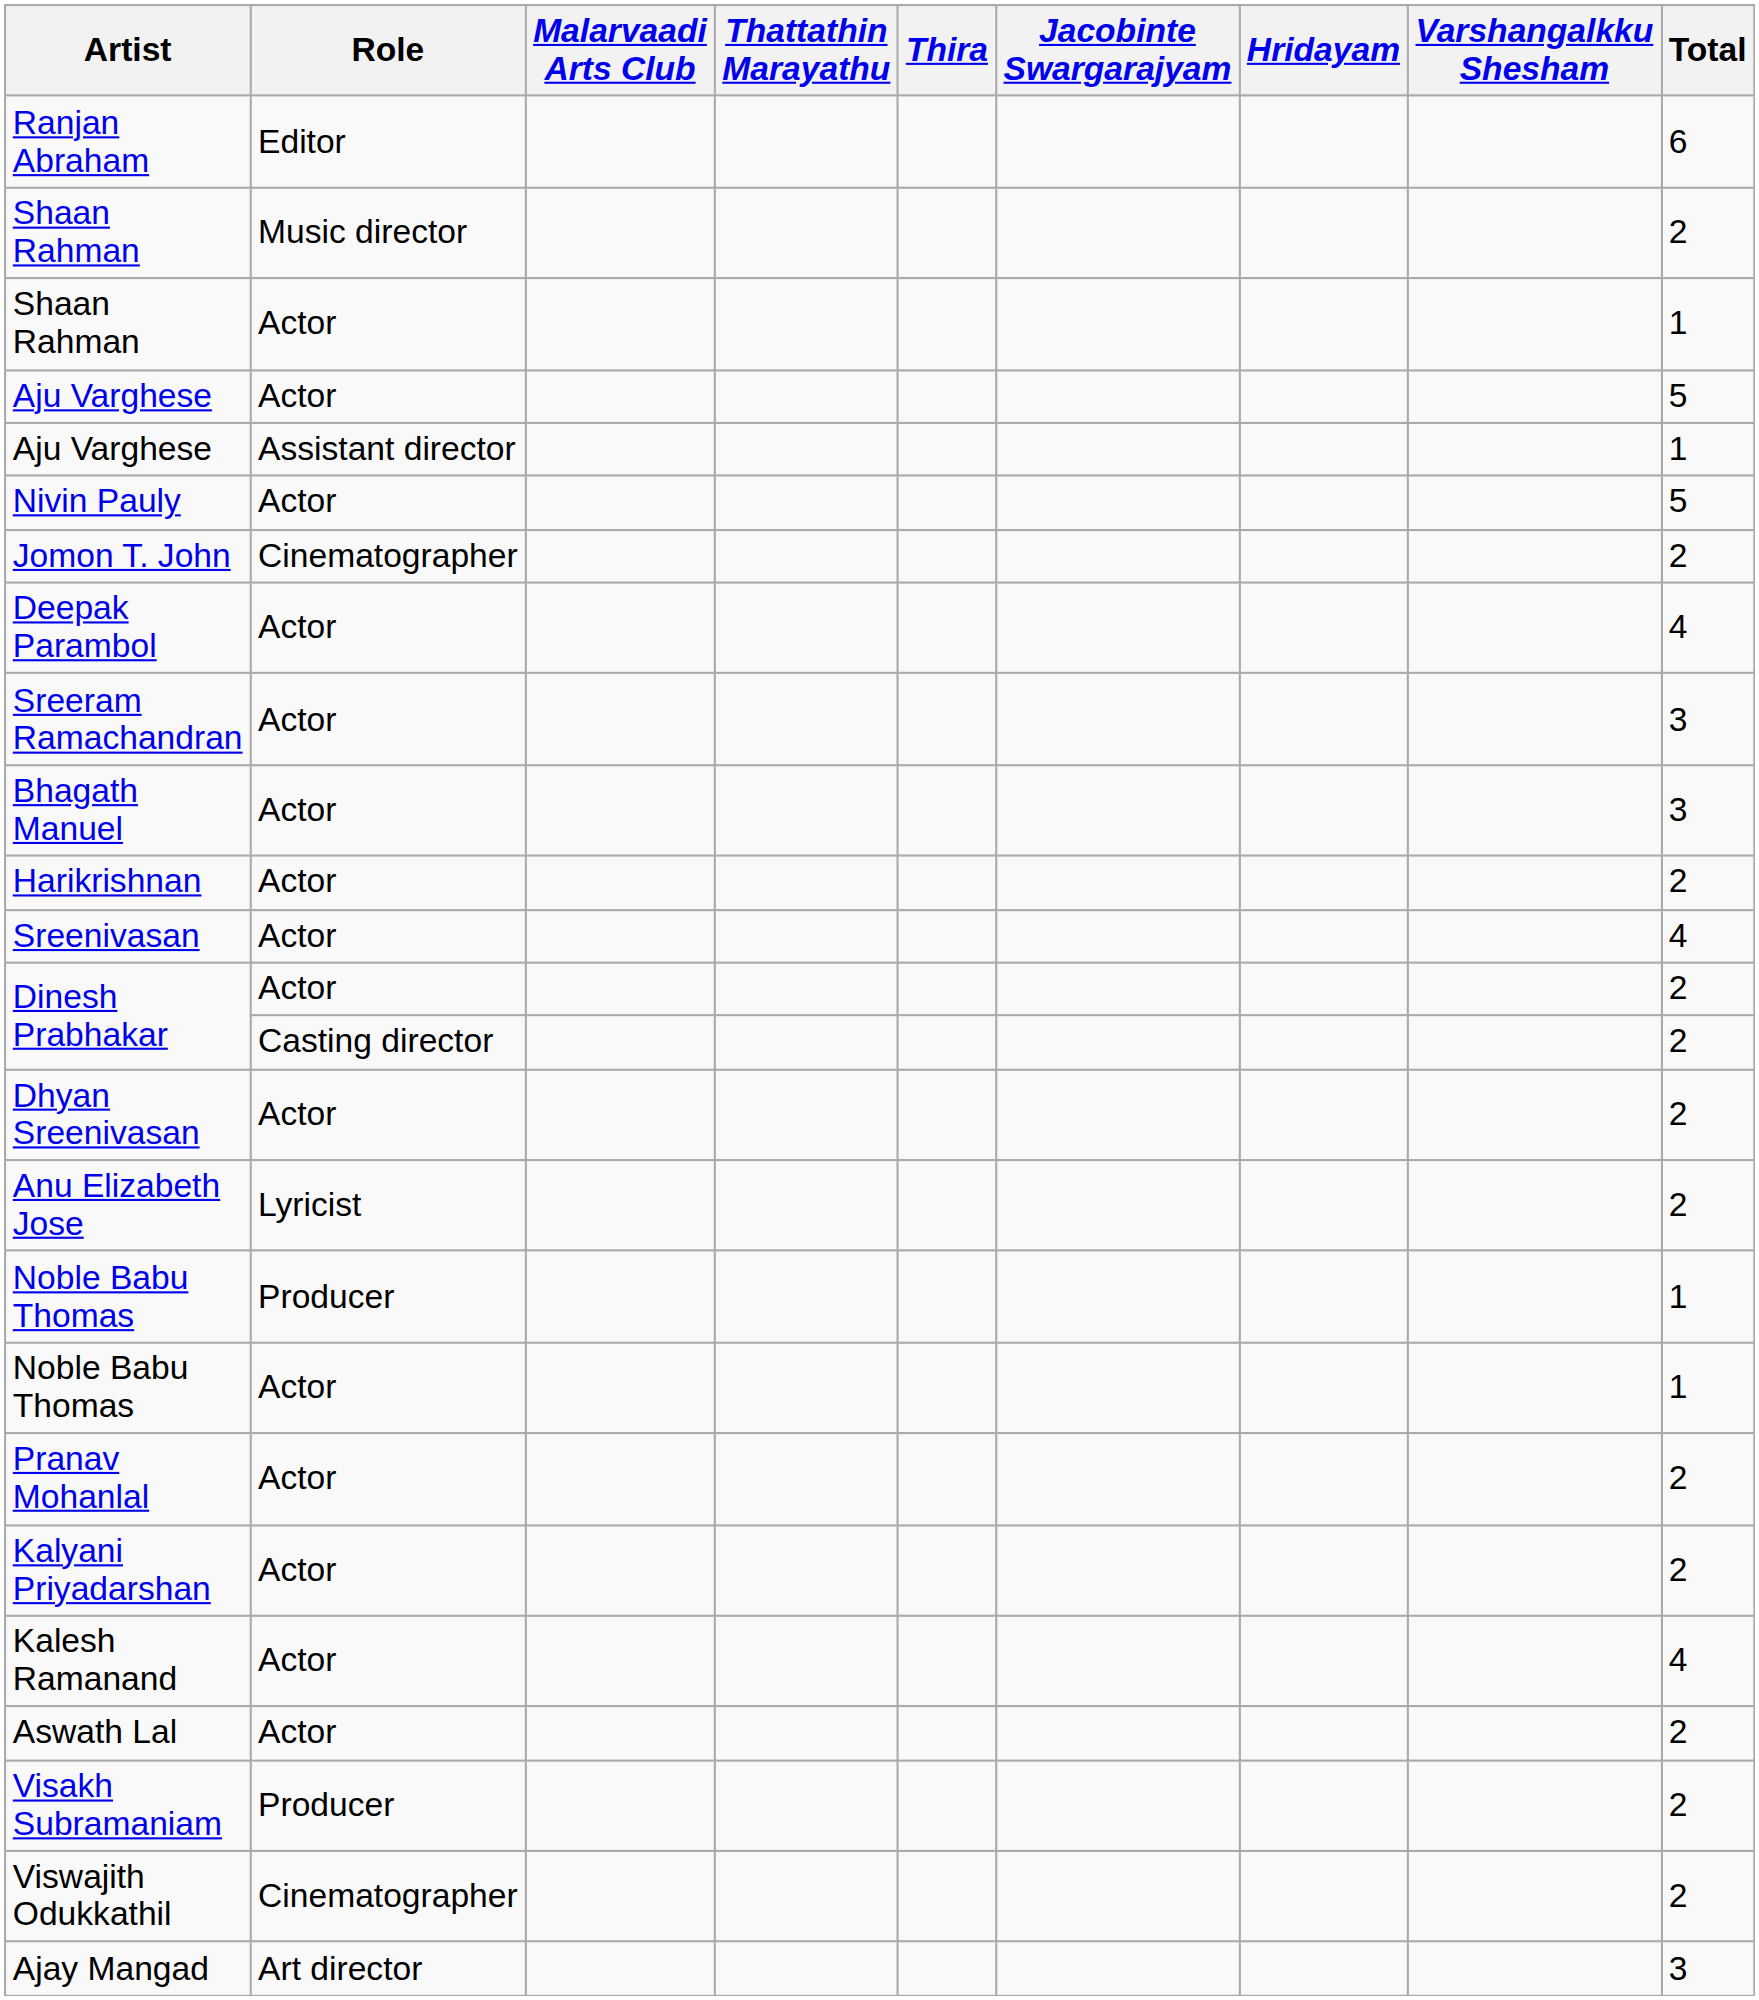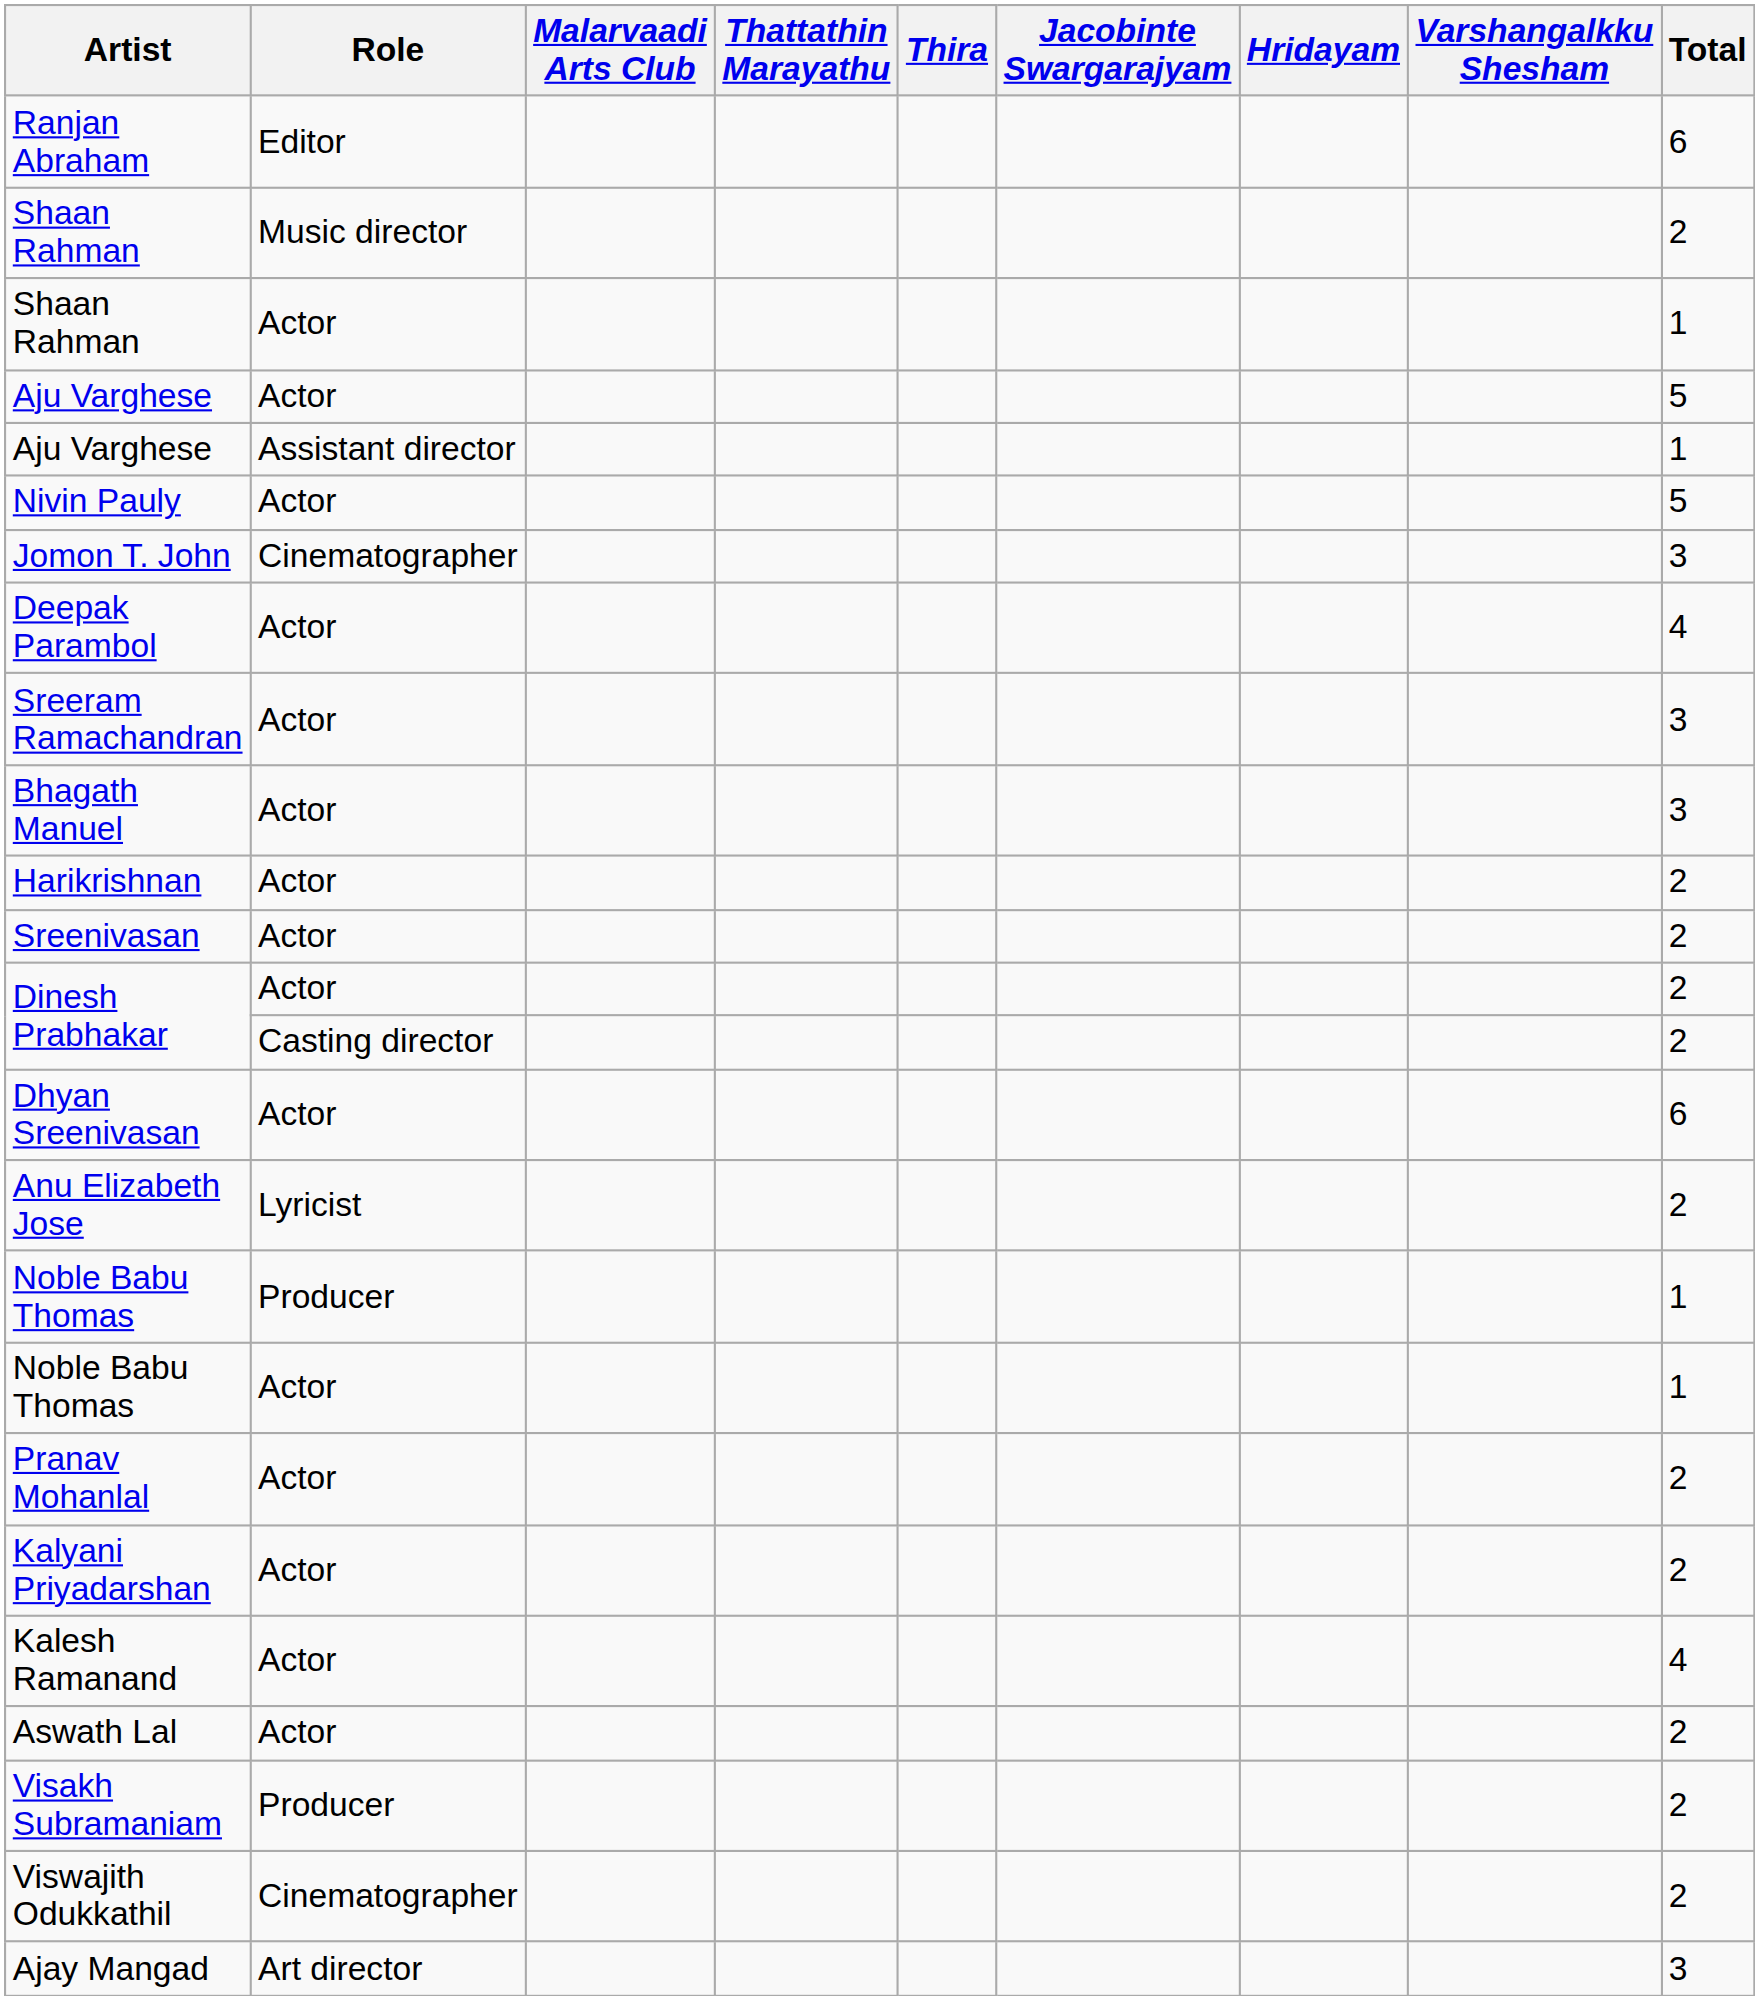(1678, 555) 2 -> (1678, 555) 3
(1678, 935) 4 -> (1678, 935) 2
(1678, 1113) 2 -> (1678, 1113) 6
